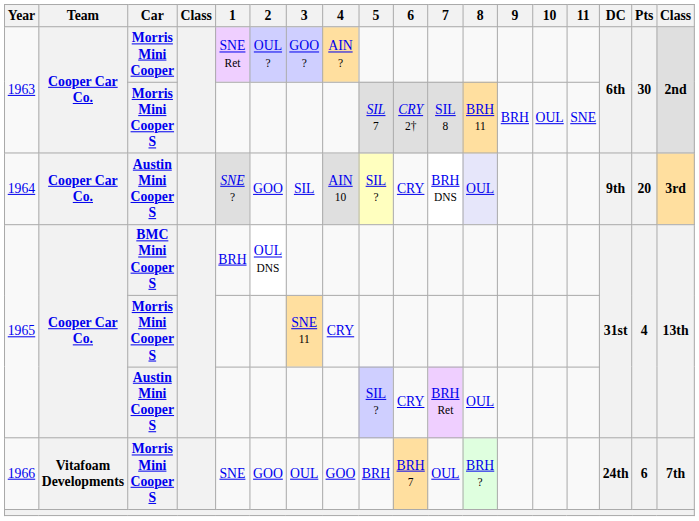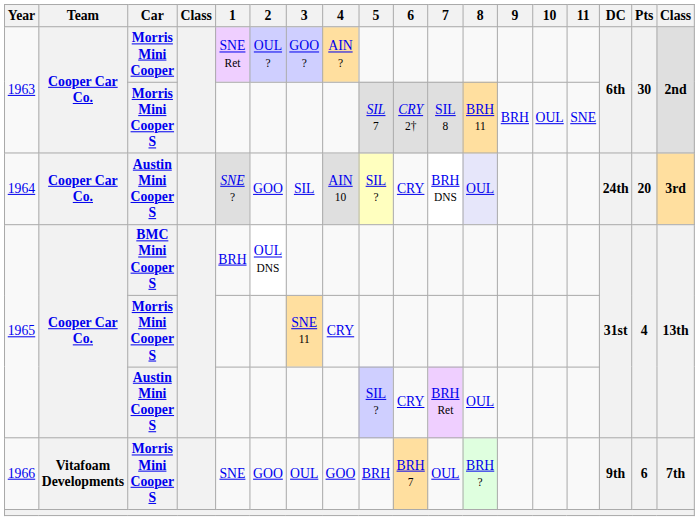(616, 188) 9th -> (616, 188) 24th
(616, 473) 24th -> (616, 473) 9th
